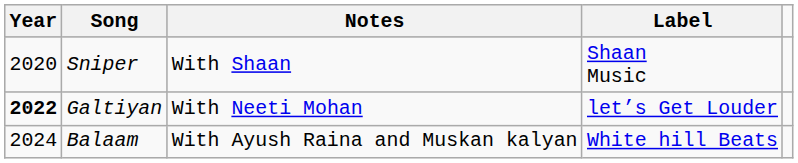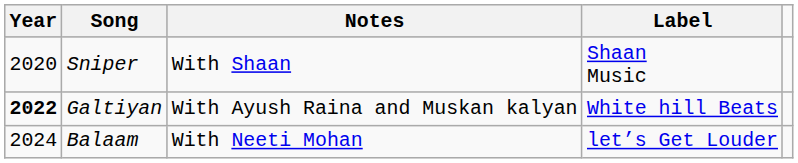(267, 109) With Neeti Mohan -> (375, 109) With Ayush Raina and Muskan kalyan
(682, 109) let’s Get Louder -> (682, 109) White hill Beats
(375, 141) With Ayush Raina and Muskan kalyan -> (267, 141) With Neeti Mohan
(682, 141) White hill Beats -> (682, 141) let’s Get Louder
